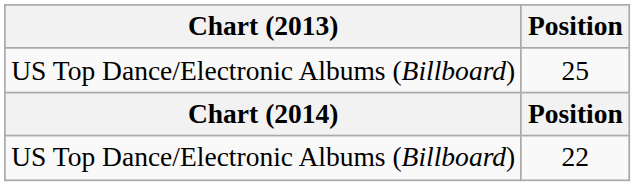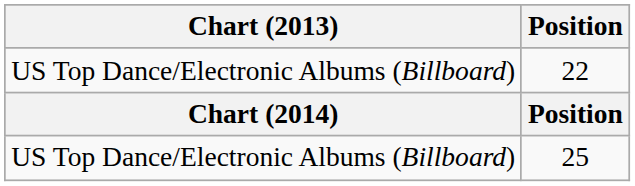rows swapped: (575, 157) <-> (575, 69)
